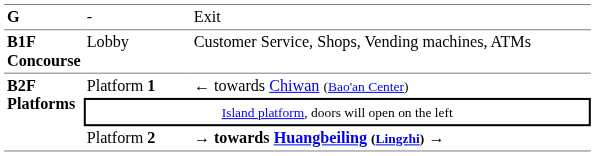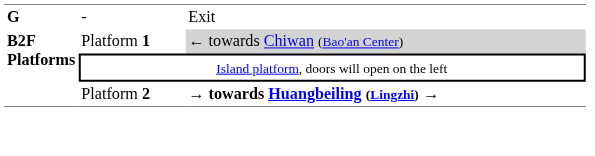- row: (108, 42)
(301, 85) no background -> (296, 41) lightgrey background
